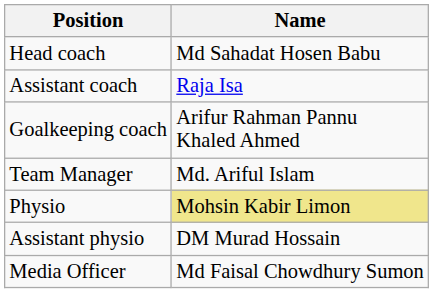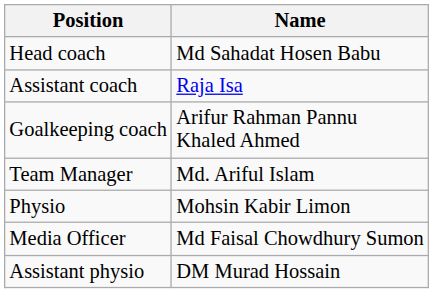(263, 206) khaki background -> (263, 206) no background
rows swapped: (77, 238) <-> (67, 271)
